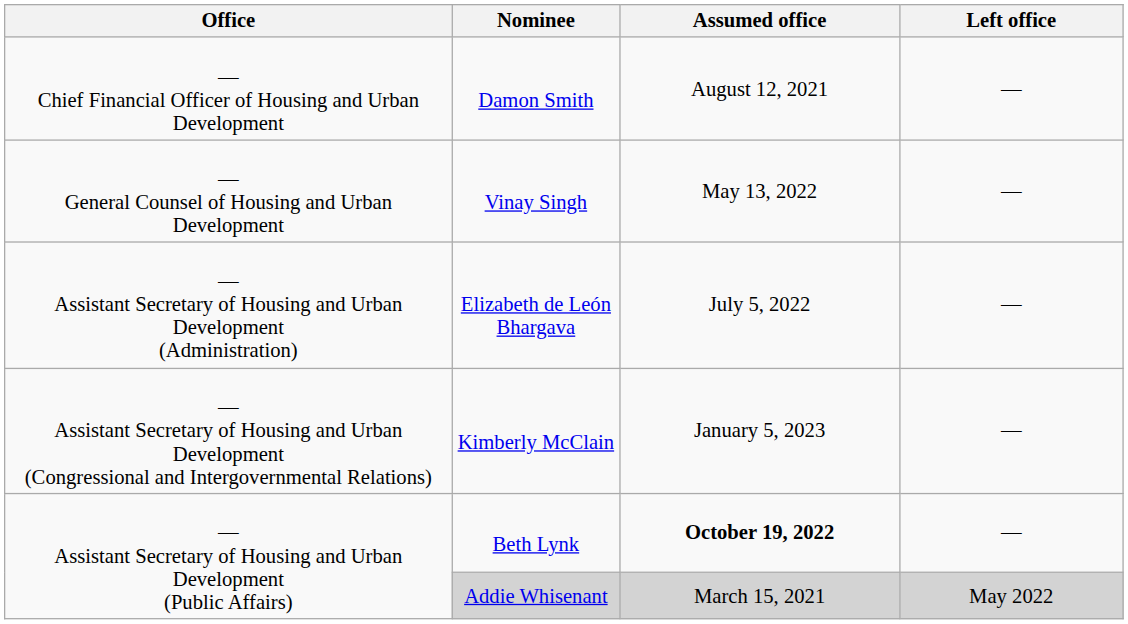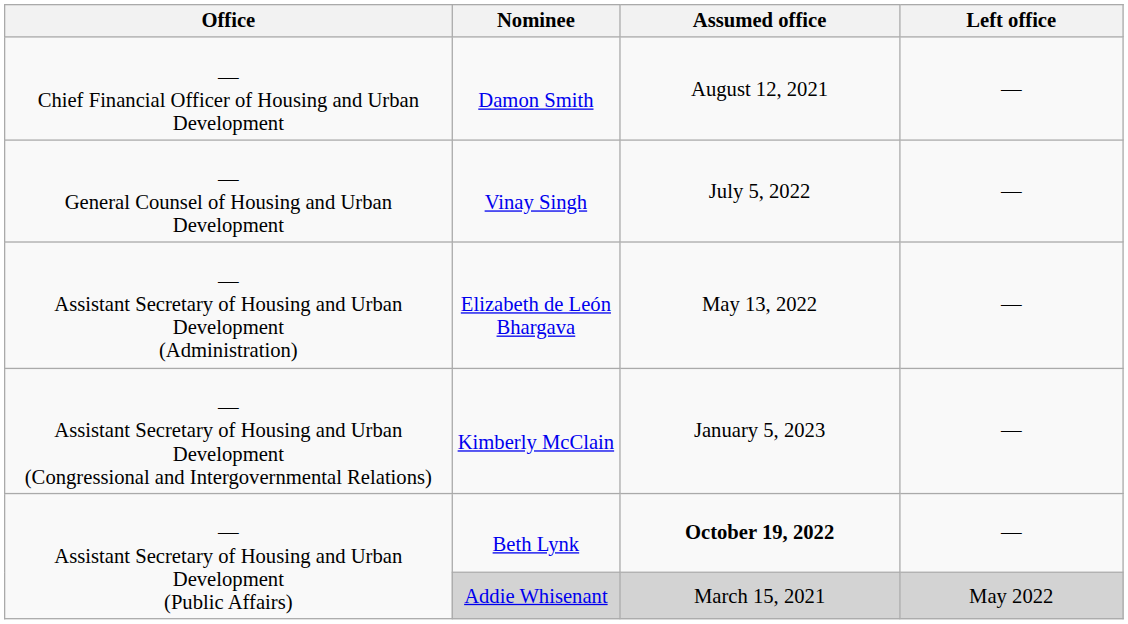(760, 190) May 13, 2022 -> (760, 190) July 5, 2022
(760, 304) July 5, 2022 -> (760, 304) May 13, 2022
